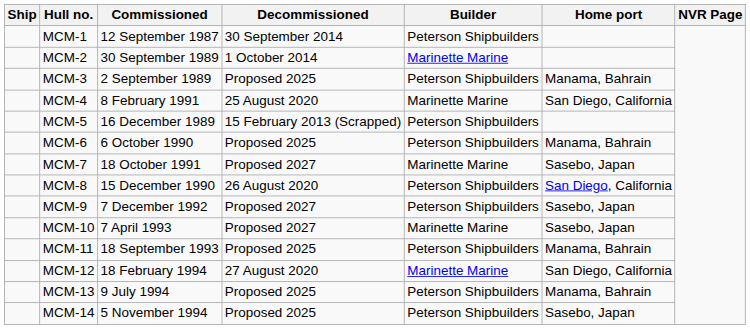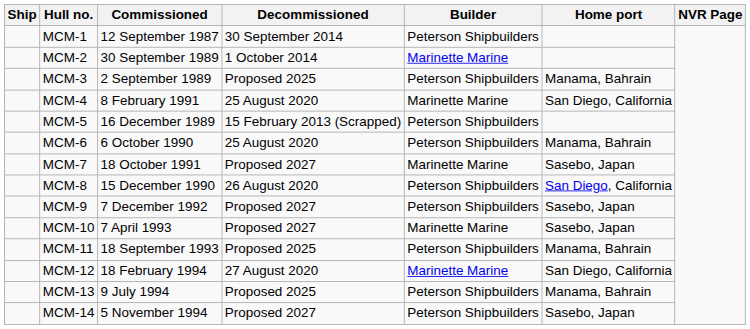(270, 143) Proposed 2025 -> (272, 143) 25 August 2020
(270, 313) Proposed 2025 -> (270, 313) Proposed 2027
